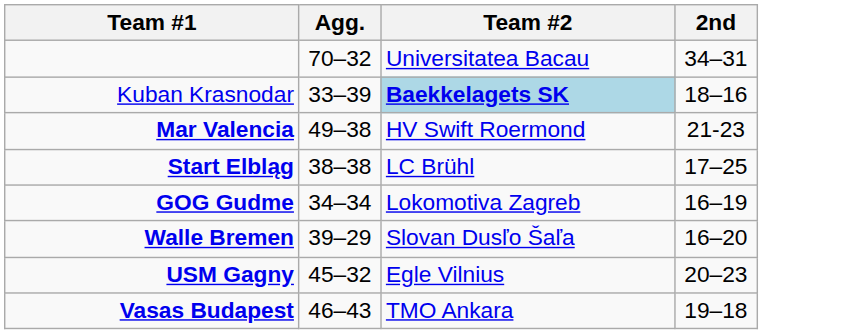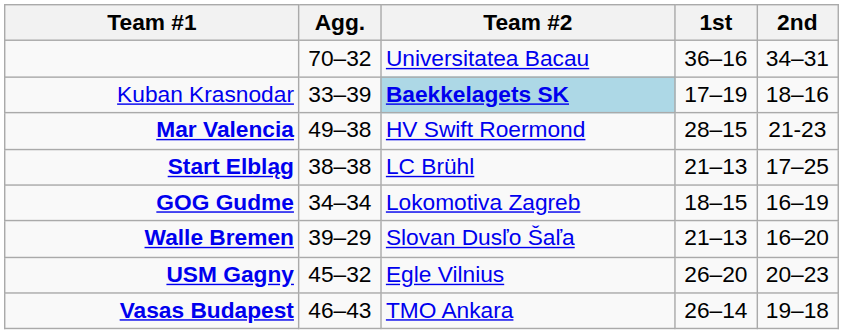+ column: (716, 22)
